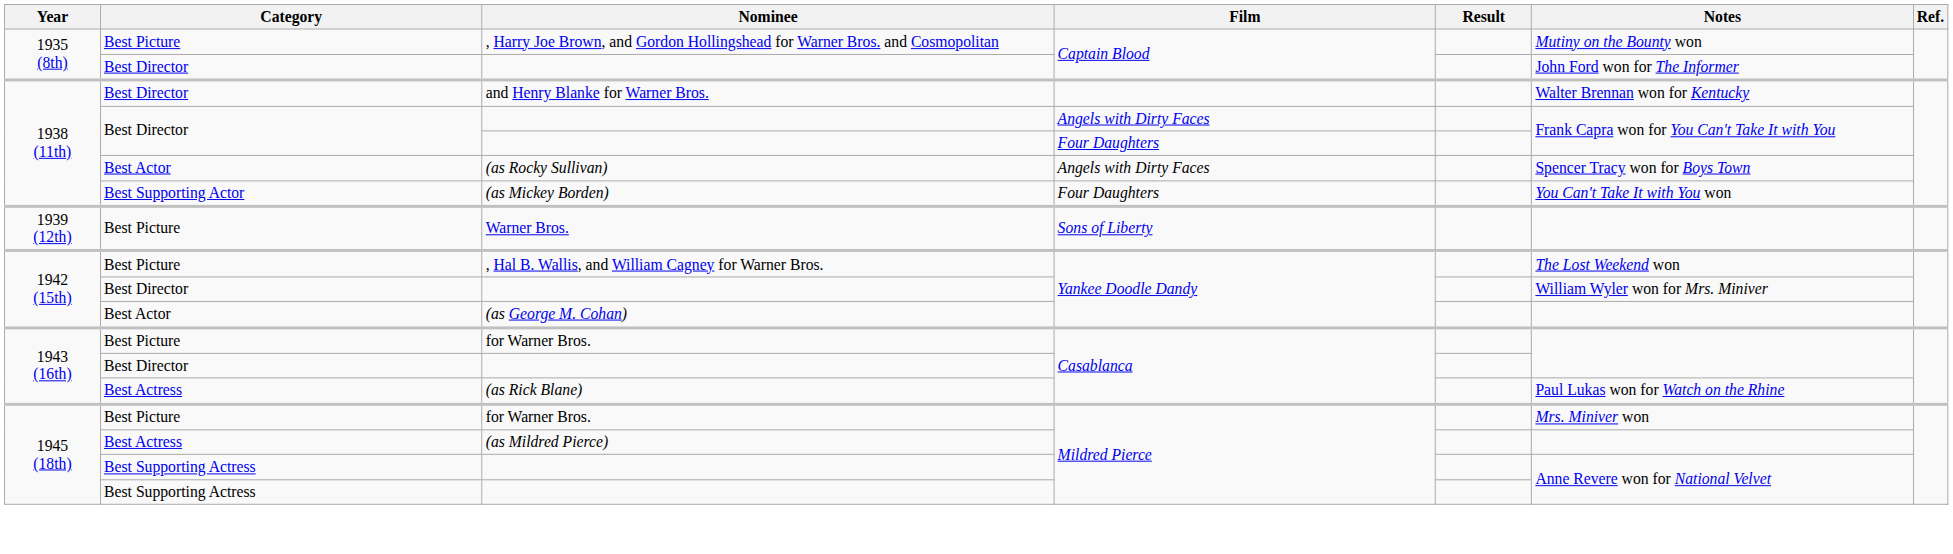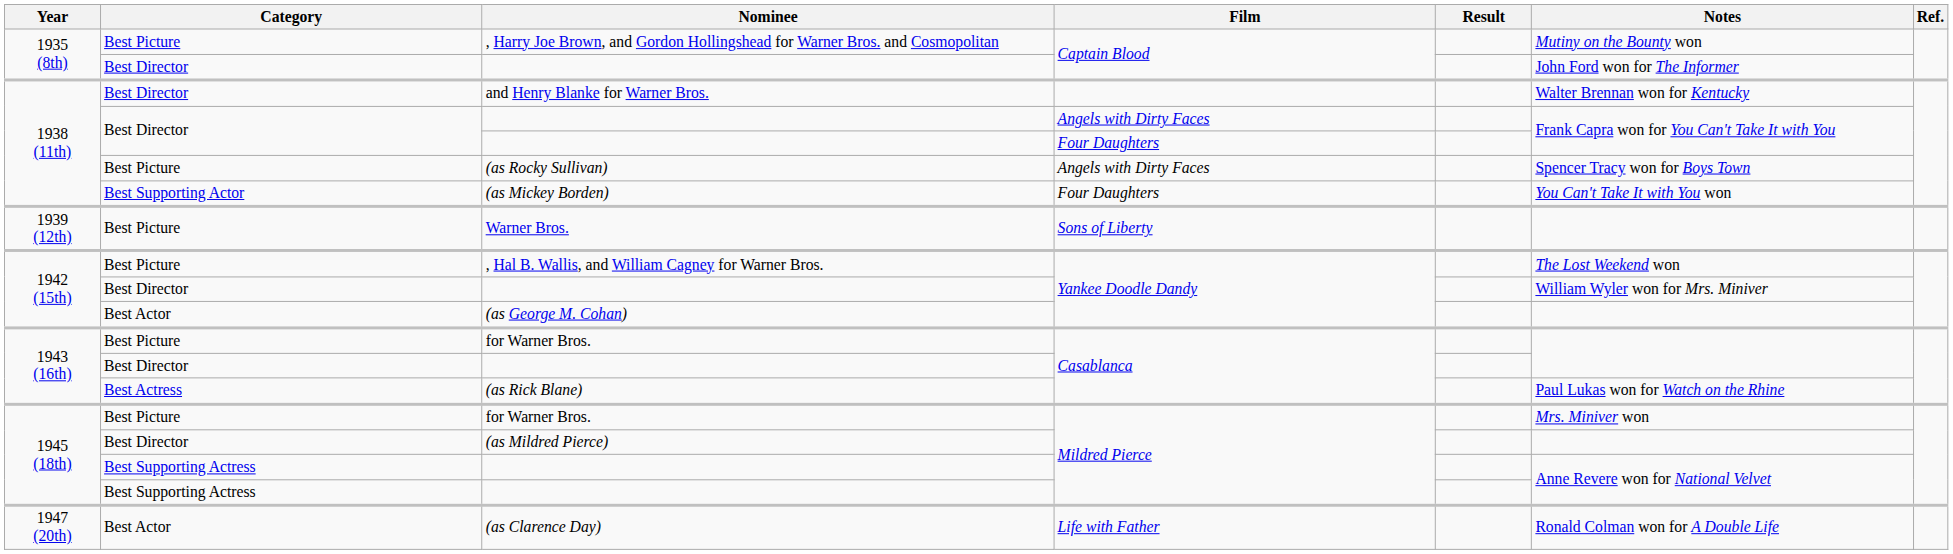(137, 168) Best Actor -> (142, 168) Best Picture
(143, 442) Best Actress -> (146, 442) Best Director
+ row: (543, 527)
